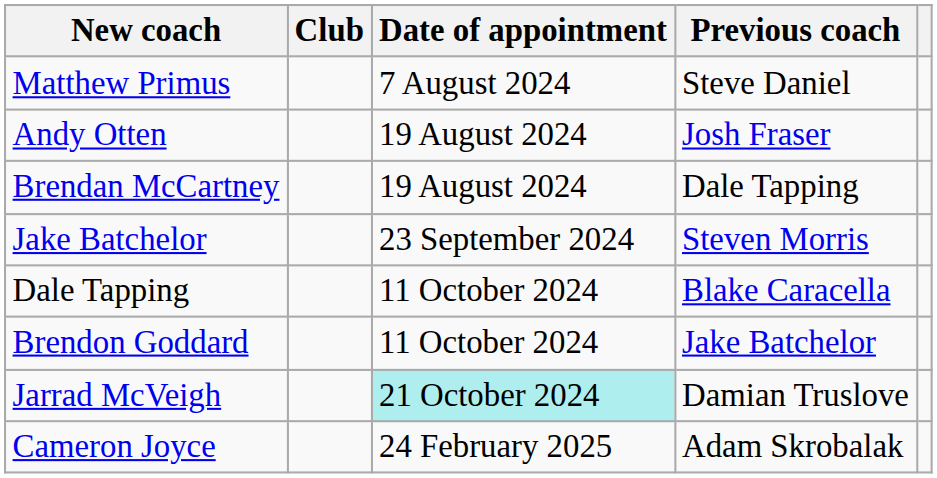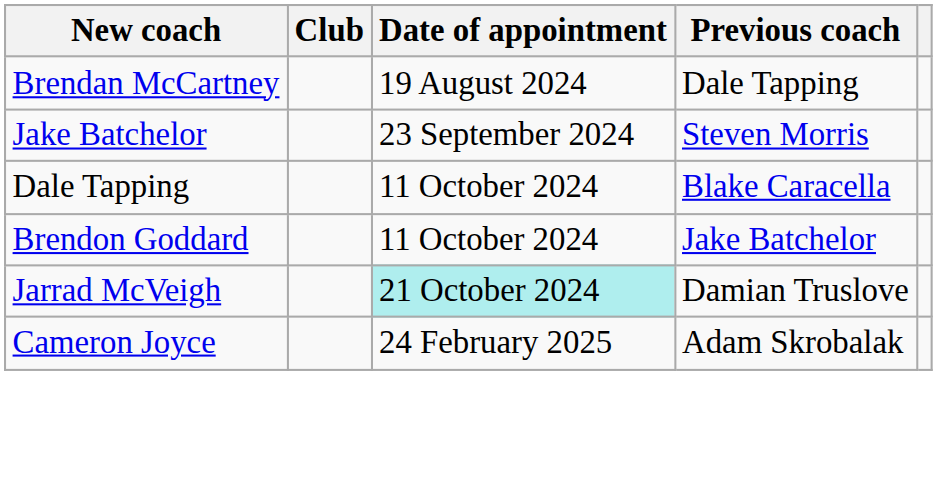- row: (121, 82)
- row: (90, 134)
